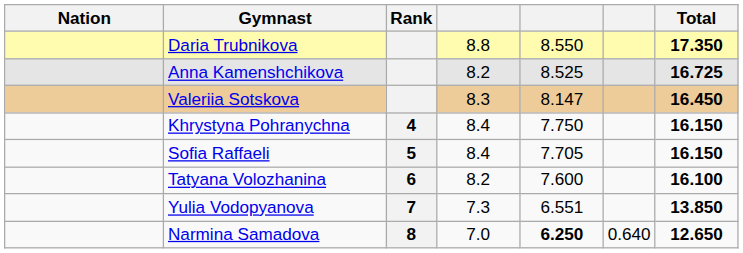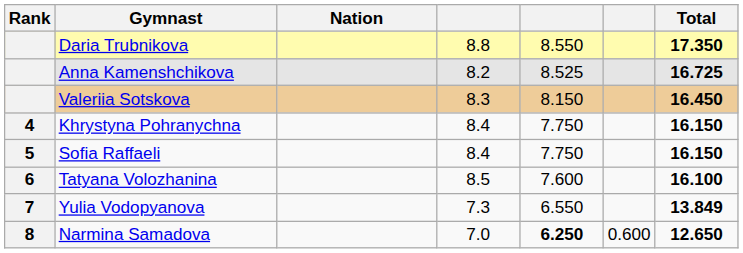columns swapped: (411, 18) <-> (84, 18)
(562, 99) 8.147 -> (562, 99) 8.150
(562, 153) 7.705 -> (562, 153) 7.750
(478, 180) 8.2 -> (478, 180) 8.5
(562, 207) 6.551 -> (562, 207) 6.550
(697, 207) 13.850 -> (697, 207) 13.849
(629, 234) 0.640 -> (629, 234) 0.600
